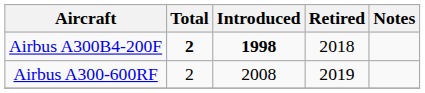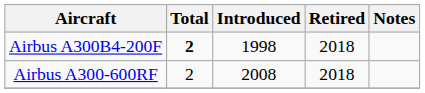(259, 46) bold -> (259, 46) normal
(337, 74) 2019 -> (337, 74) 2018
